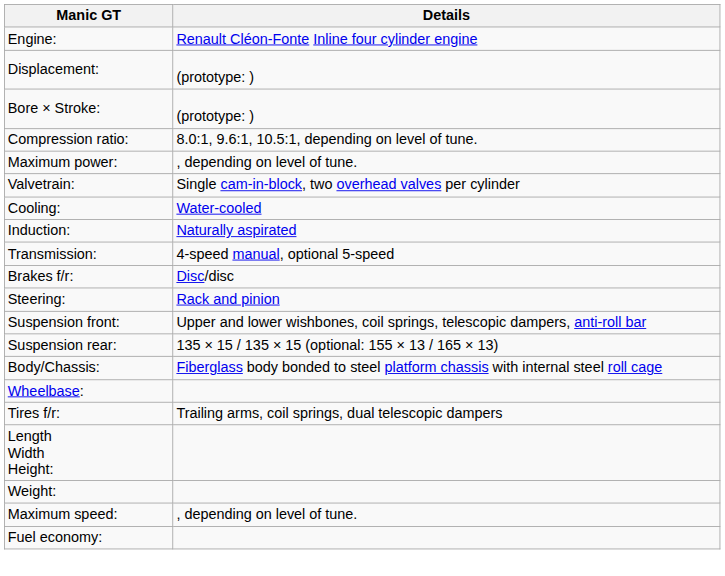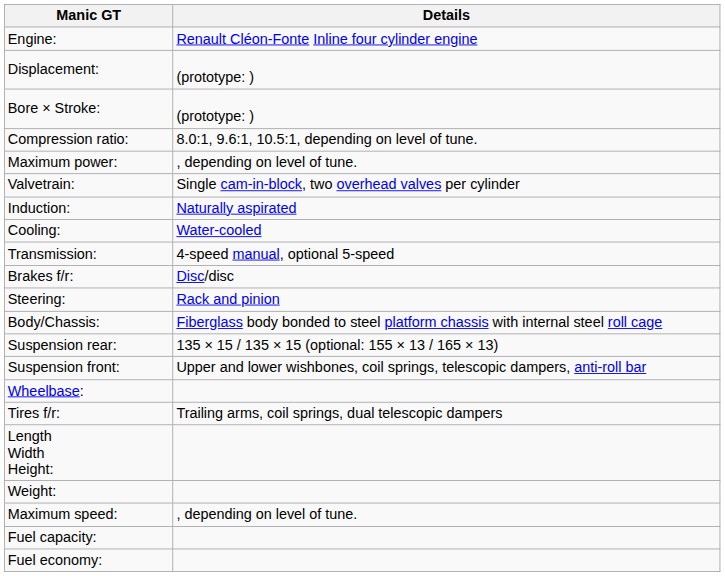rows swapped: (41, 231) <-> (36, 208)
rows swapped: (64, 322) <-> (54, 368)
+ row: (52, 537)
